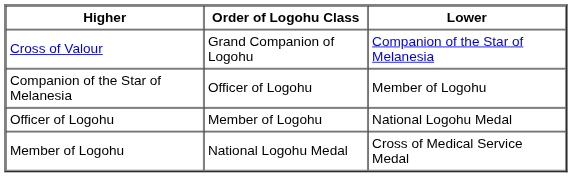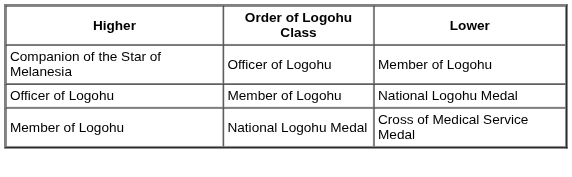- row: (56, 49)
